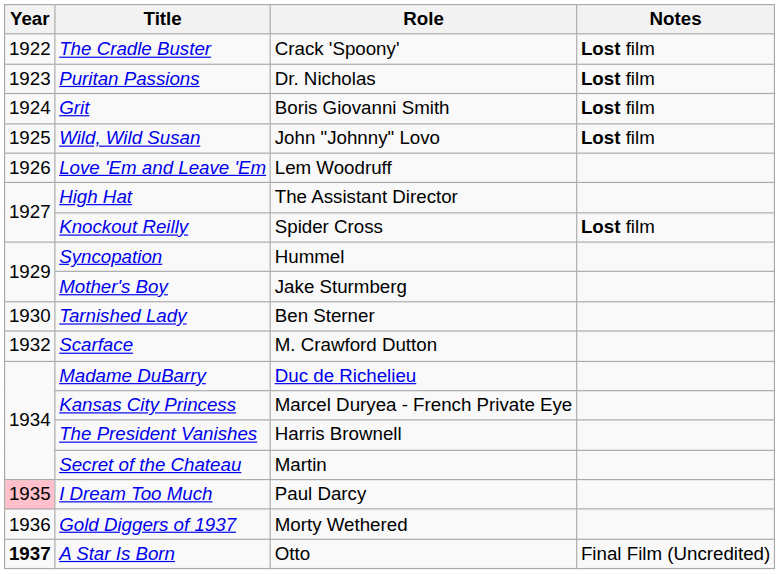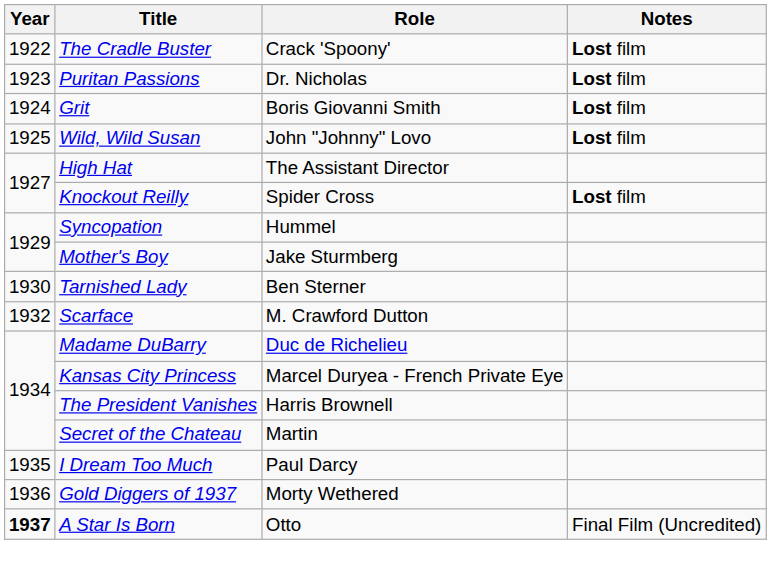- row: (163, 167)
(30, 494) pink background -> (30, 464) no background
